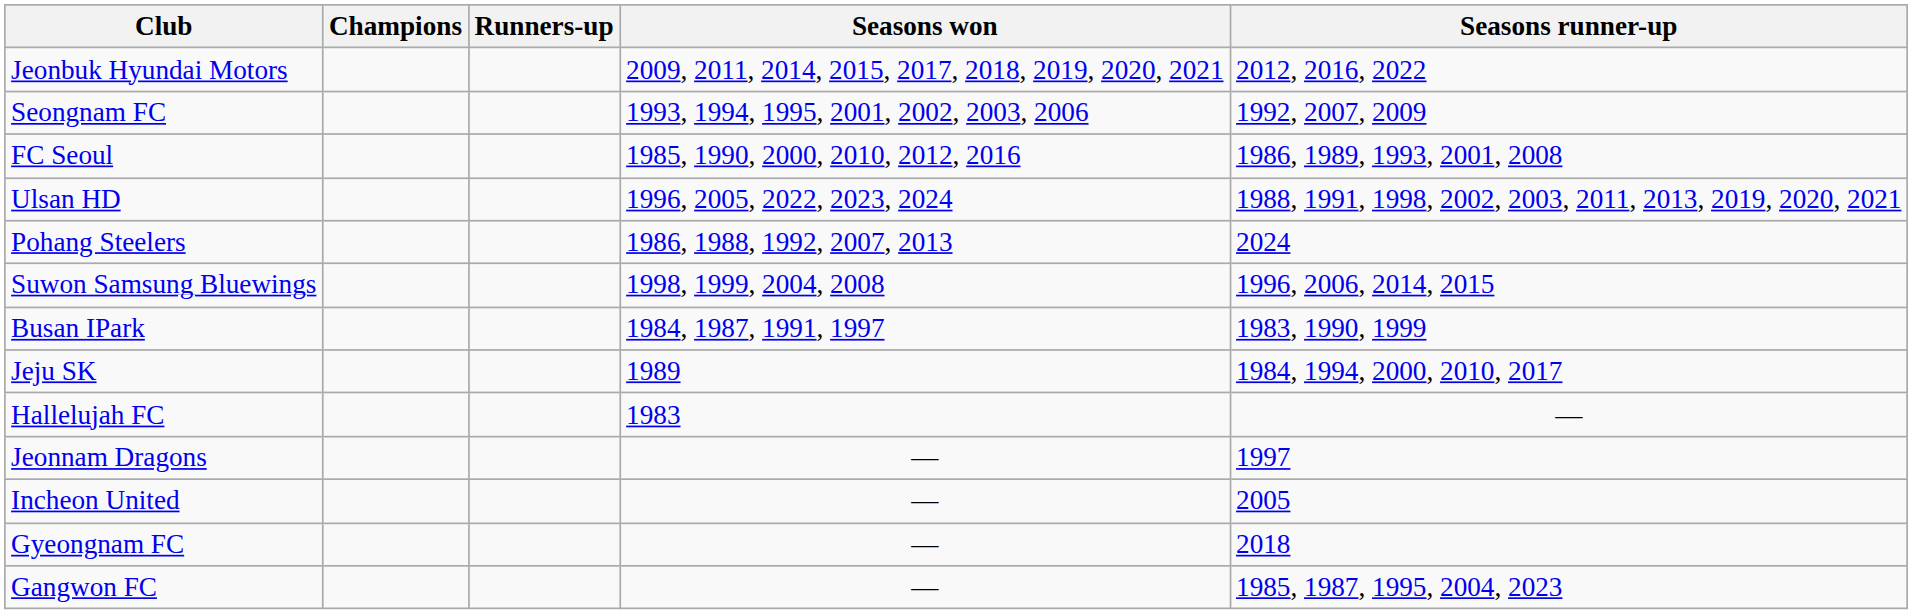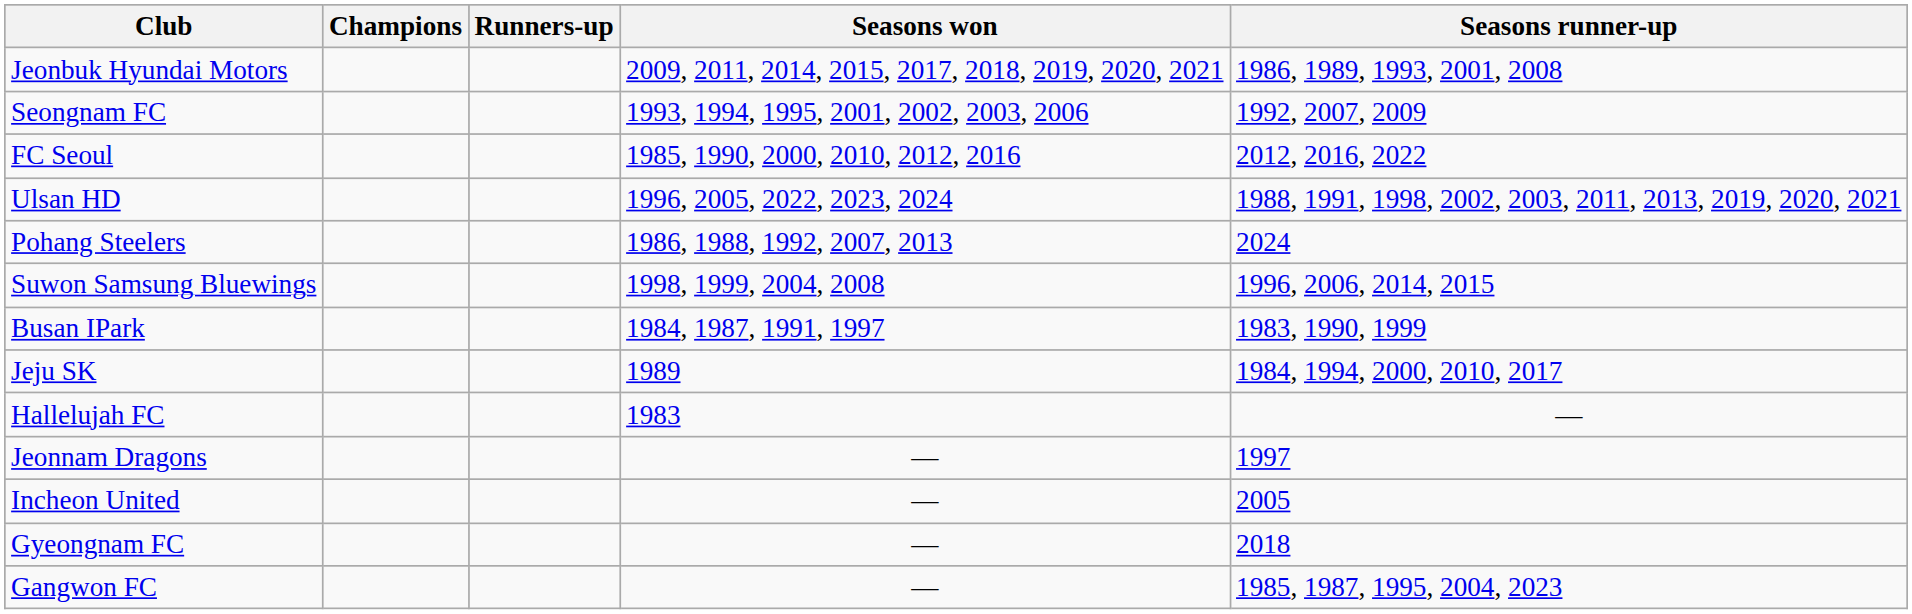(1331, 69) 2012, 2016, 2022 -> (1399, 69) 1986, 1989, 1993, 2001, 2008
(1399, 155) 1986, 1989, 1993, 2001, 2008 -> (1331, 155) 2012, 2016, 2022
